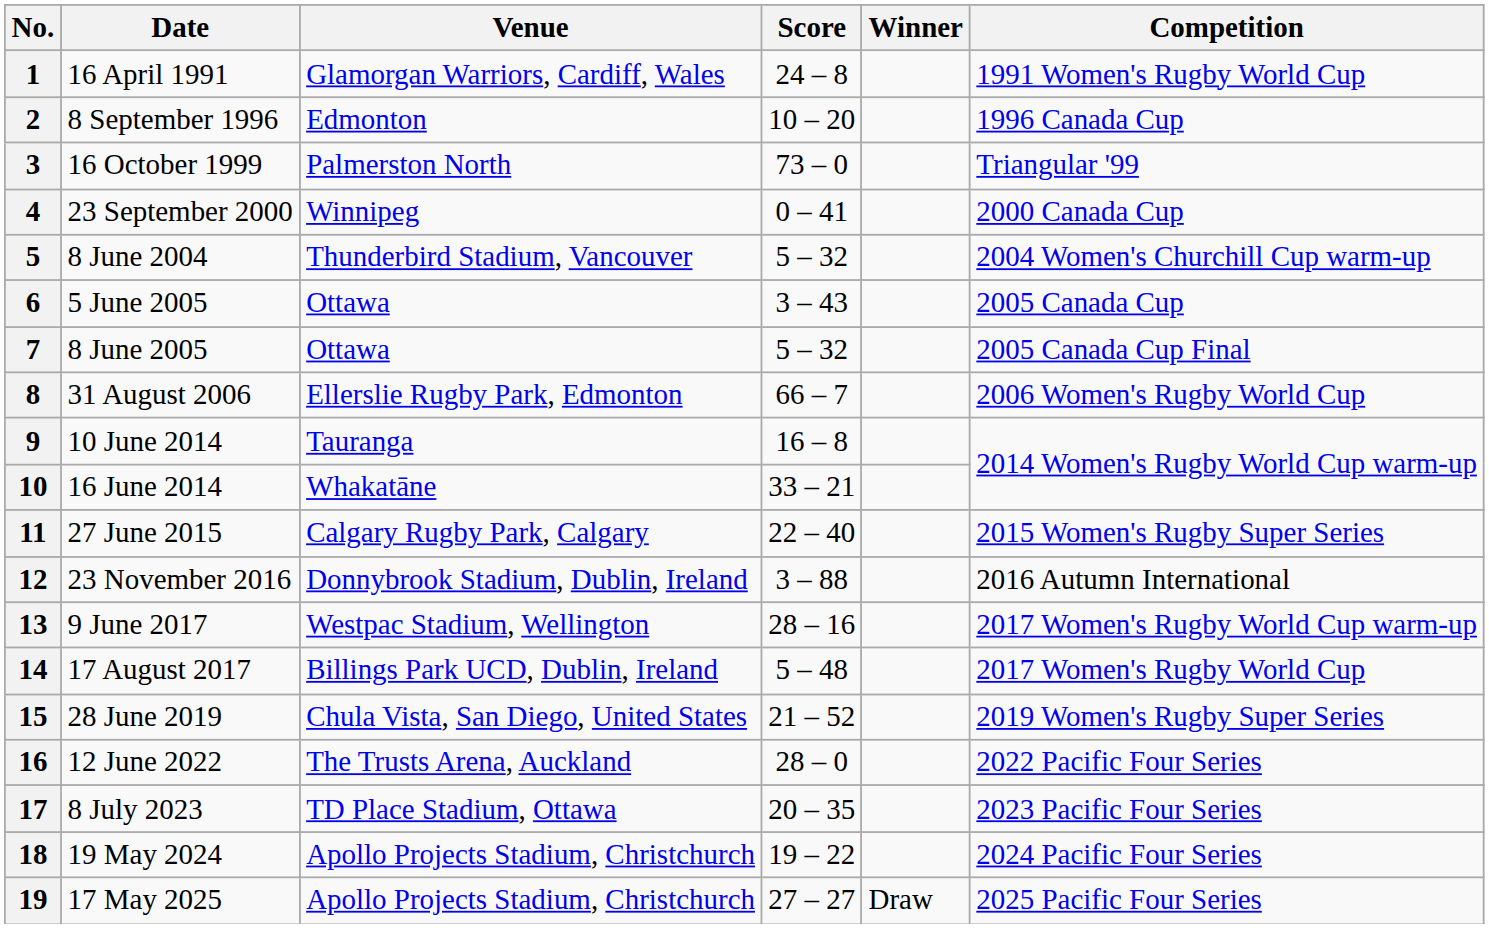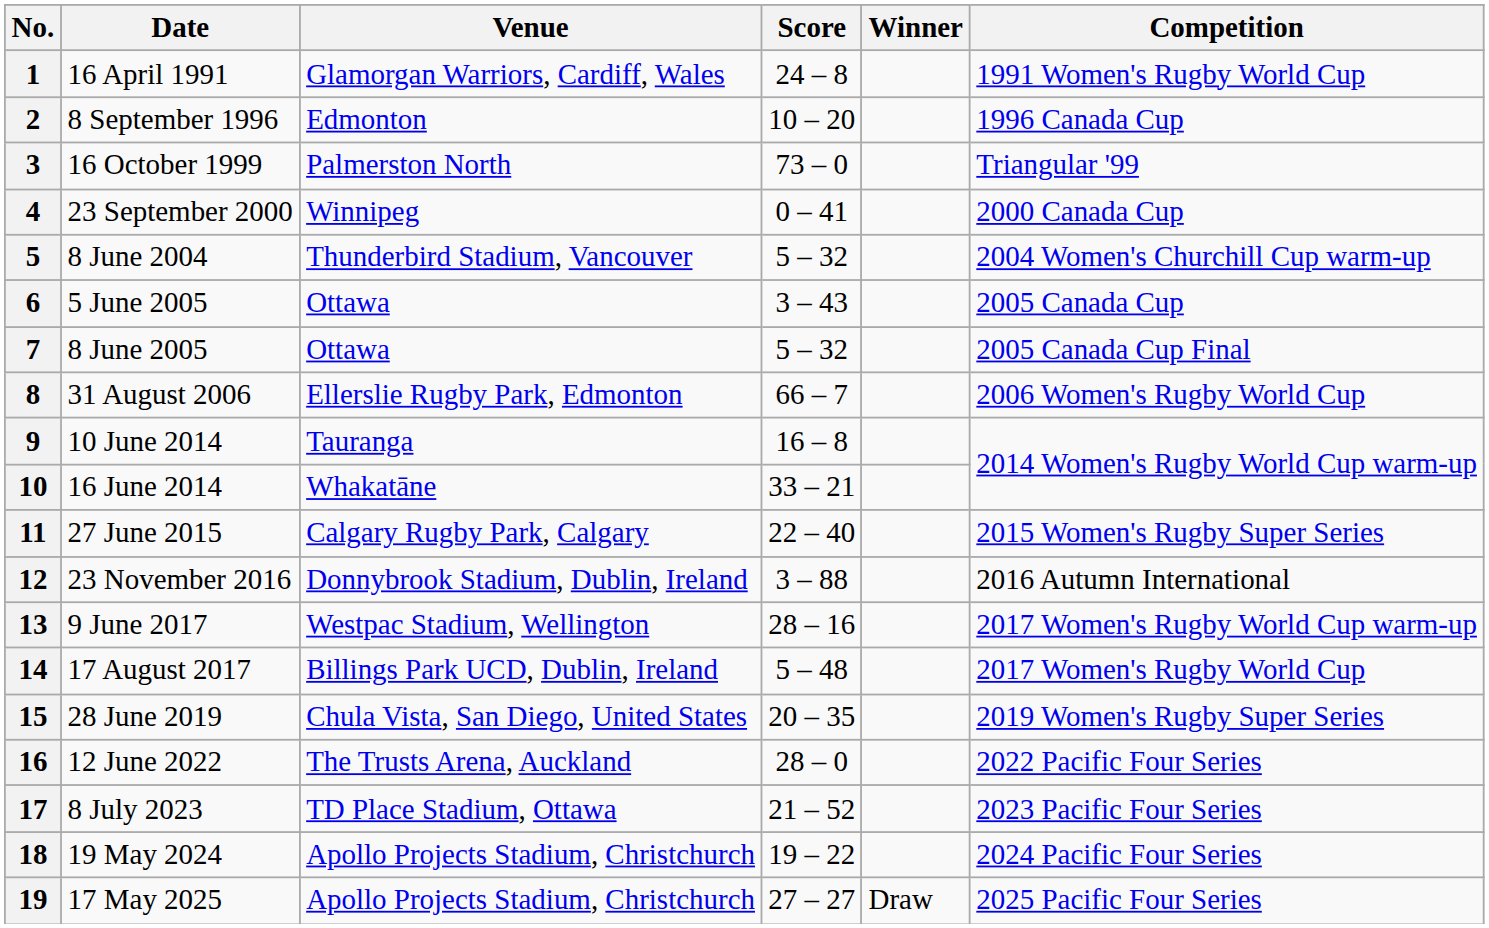(812, 716) 21 – 52 -> (812, 716) 20 – 35
(812, 808) 20 – 35 -> (812, 808) 21 – 52
